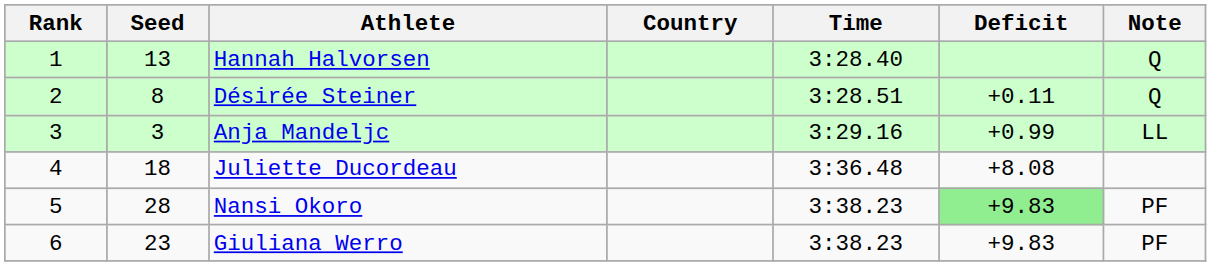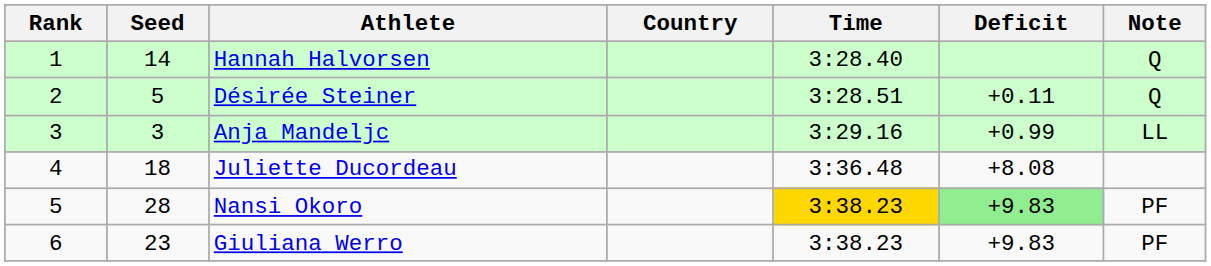(158, 60) 13 -> (158, 60) 14
(158, 97) 8 -> (158, 97) 5
(856, 206) no background -> (856, 206) gold background
